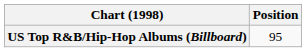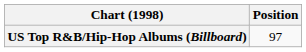(276, 36) 95 -> (276, 36) 97
